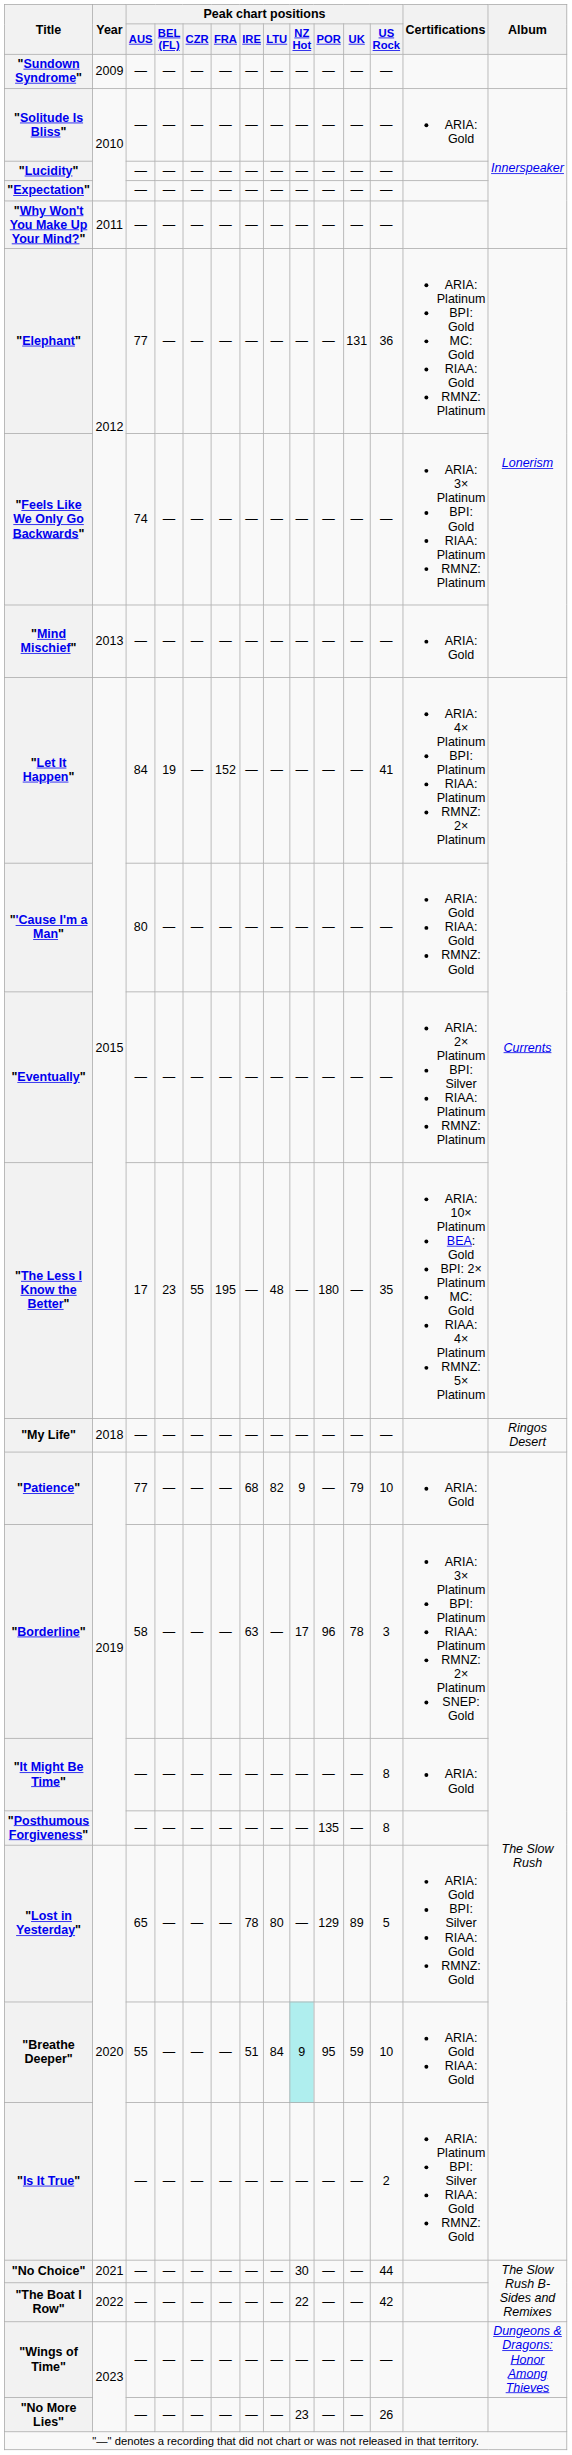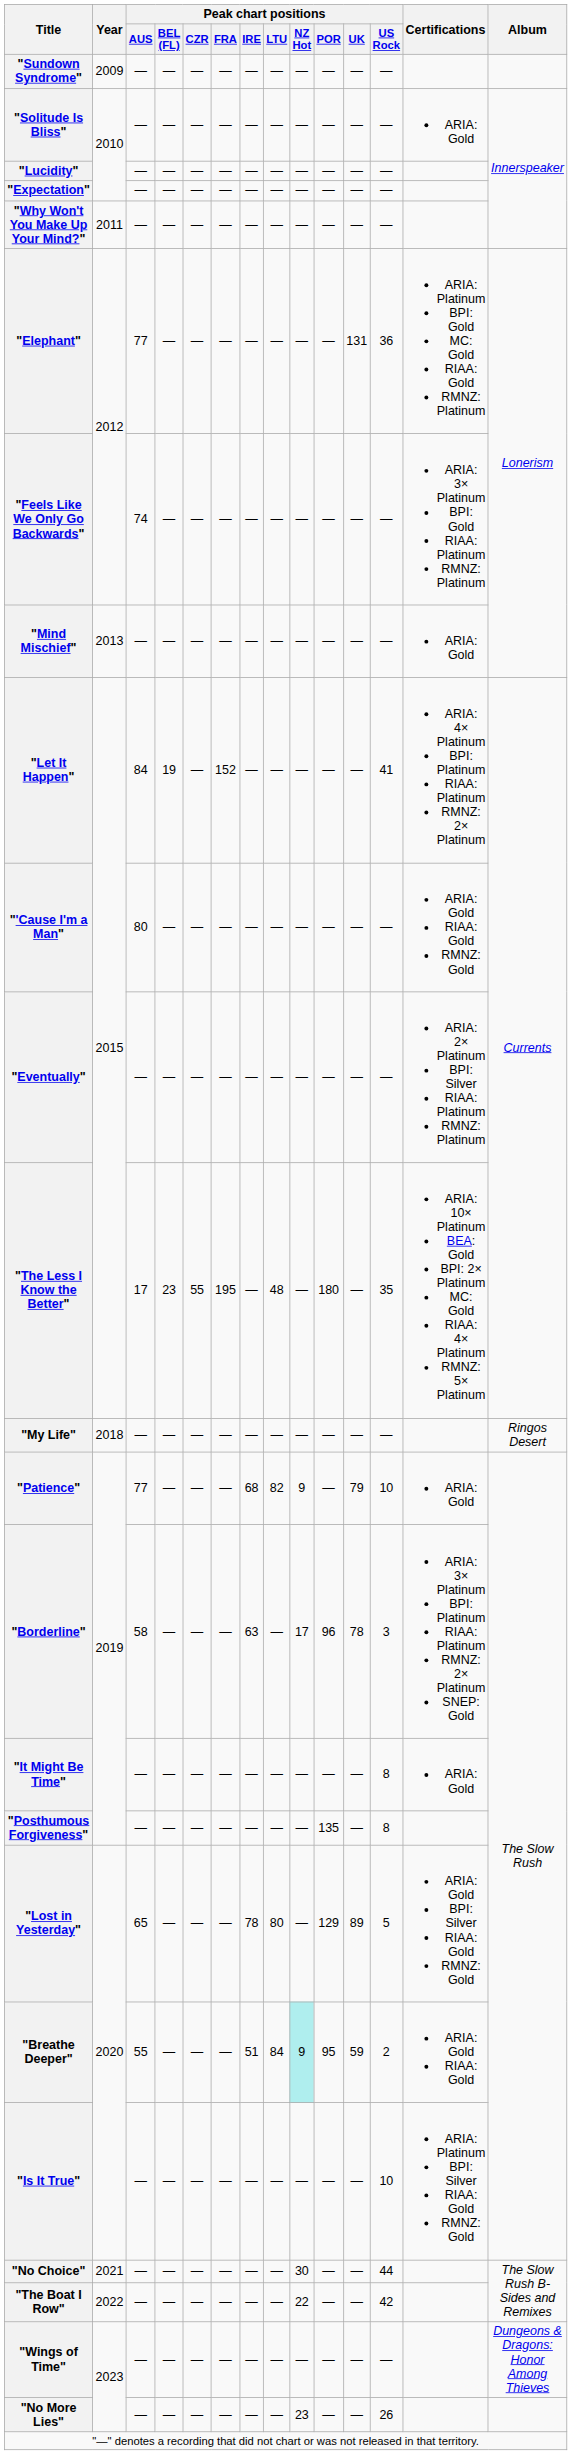(386, 2052) 10 -> (386, 2052) 2
(386, 2181) 2 -> (386, 2181) 10
